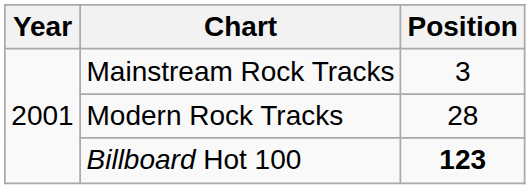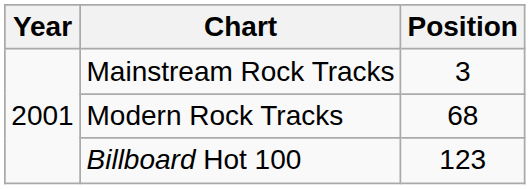(463, 115) 28 -> (463, 115) 68
(463, 159) bold -> (463, 159) normal
